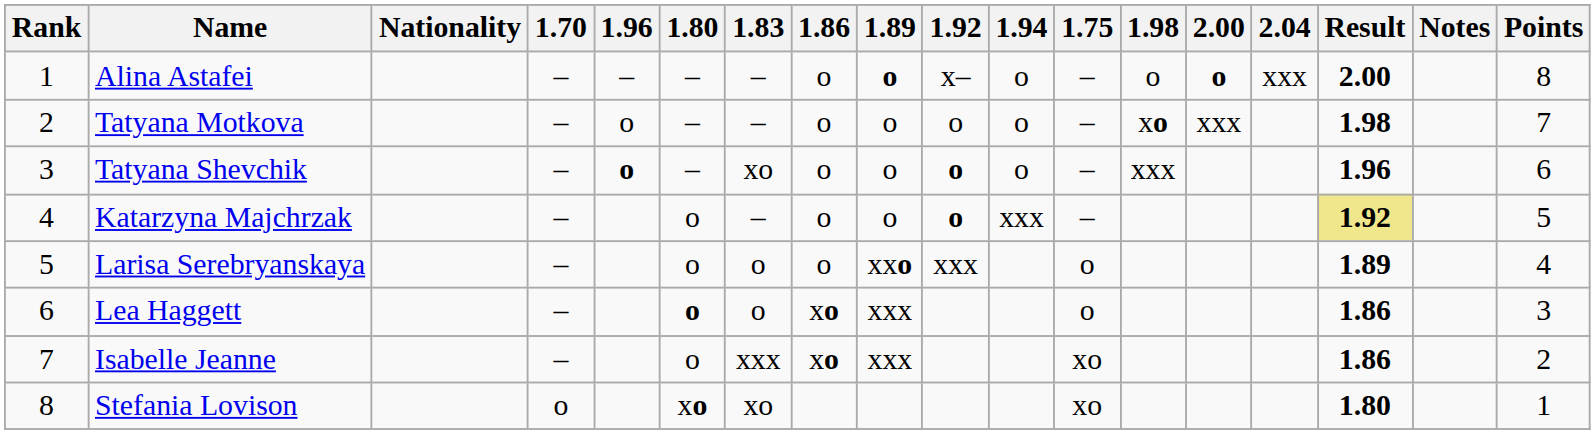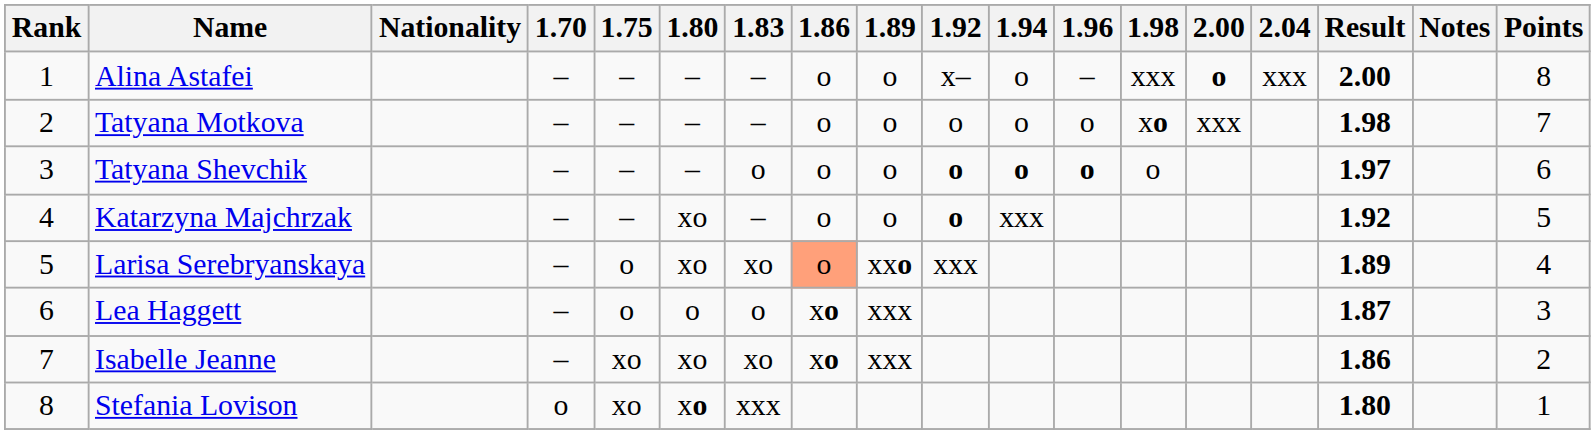columns swapped: (1087, 28) <-> (627, 28)
(890, 75) bold -> (890, 75) normal
(1153, 75) o -> (1153, 75) xxx
(758, 169) xo -> (758, 169) o
(1021, 169) normal -> (1021, 169) bold
(1153, 169) xxx -> (1153, 169) o
(1365, 169) 1.96 -> (1365, 169) 1.97
(692, 216) o -> (692, 216) xo
(1365, 216) khaki background -> (1365, 216) no background
(692, 264) o -> (692, 264) xo
(758, 264) o -> (758, 264) xo
(824, 264) no background -> (824, 264) lightsalmon background
(692, 311) bold -> (692, 311) normal
(1365, 311) 1.86 -> (1365, 311) 1.87
(692, 358) o -> (692, 358) xo
(758, 358) xxx -> (758, 358) xo
(758, 405) xo -> (758, 405) xxx
